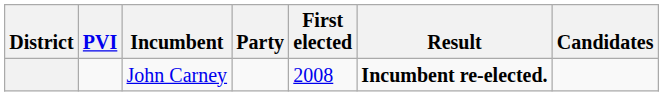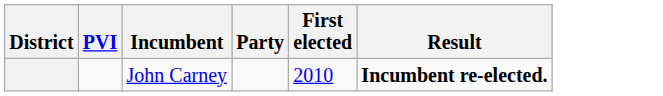- column: (605, 42)
(313, 74) 2008 -> (313, 74) 2010
